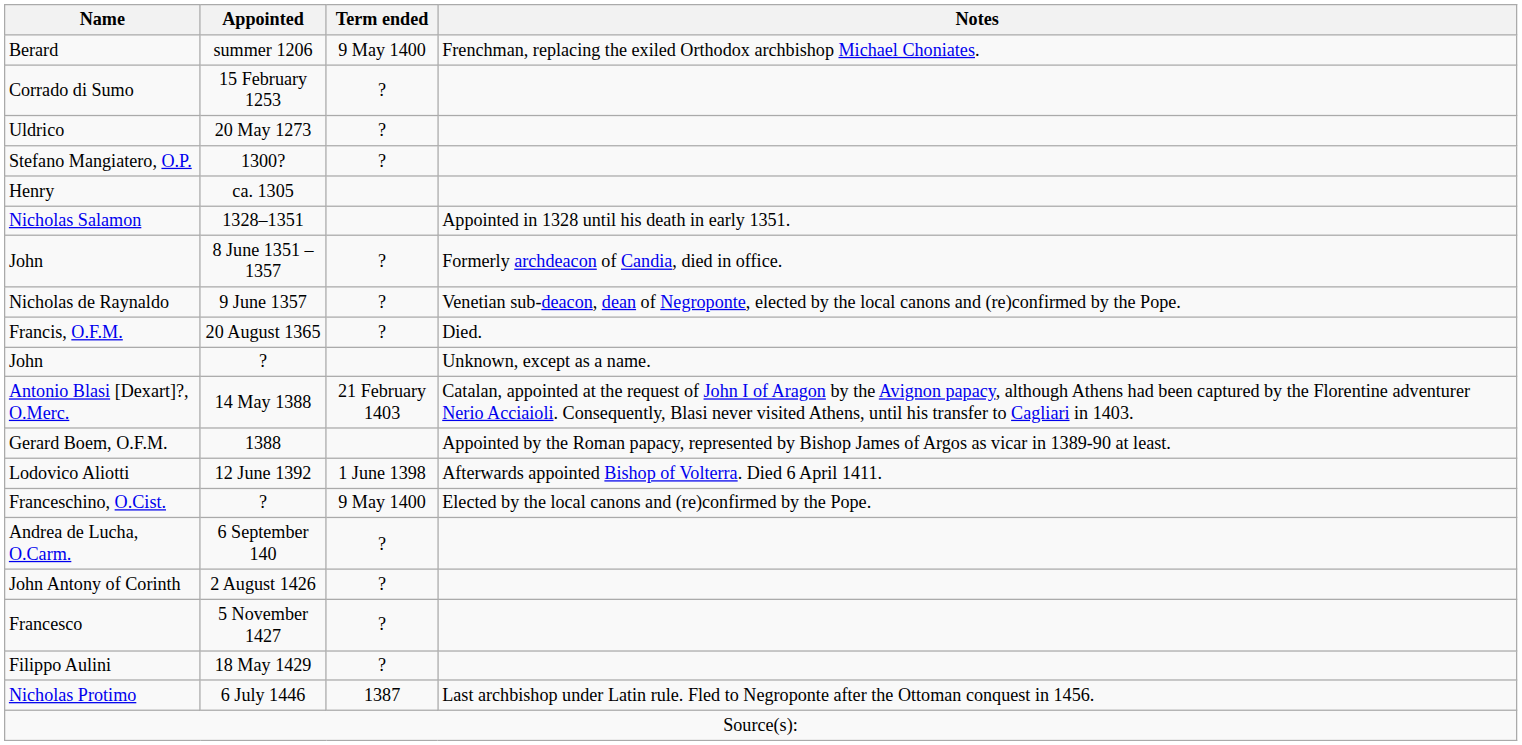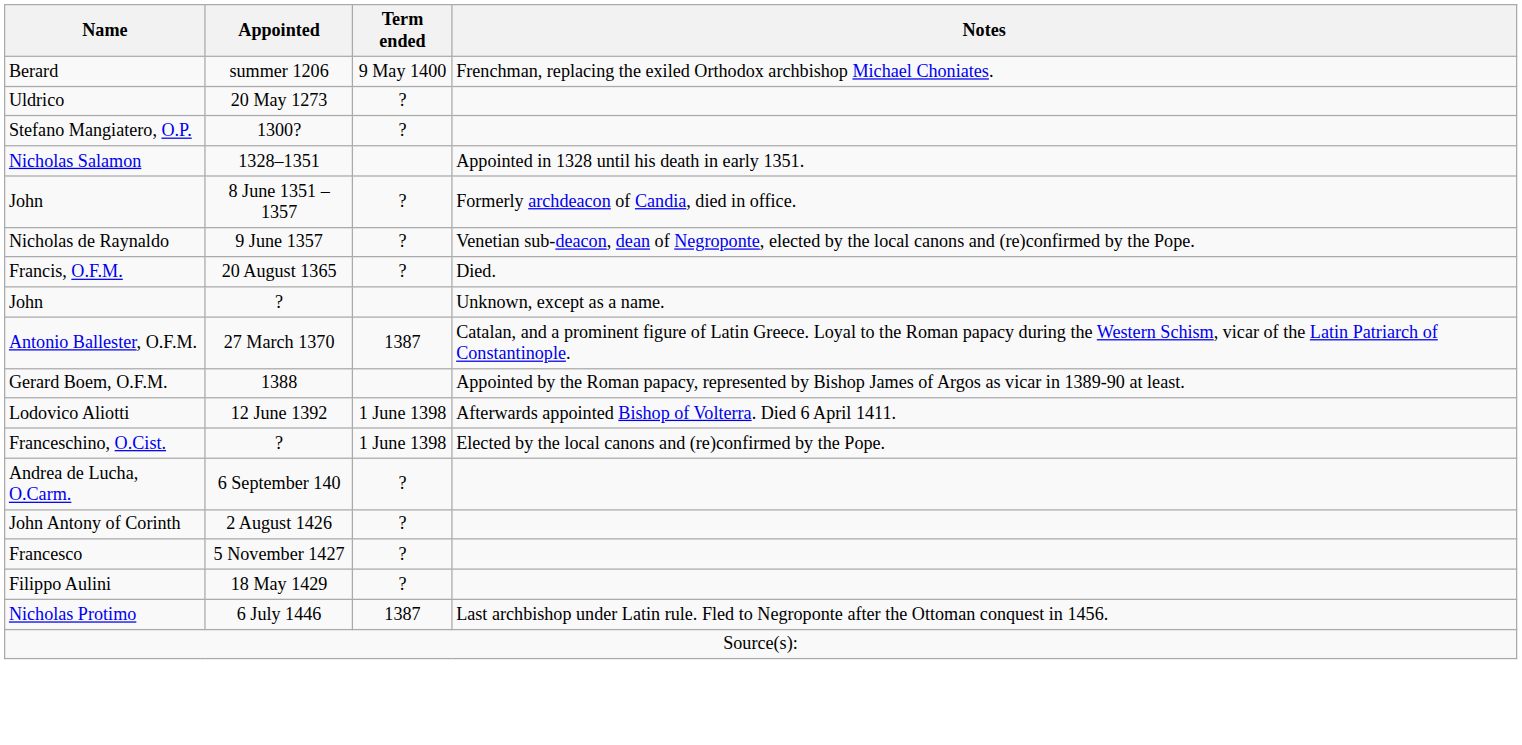- row: (71, 90)
- row: (32, 190)
+ row: (103, 342)
- row: (99, 402)
(382, 503) 9 May 1400 -> (402, 443) 1 June 1398
